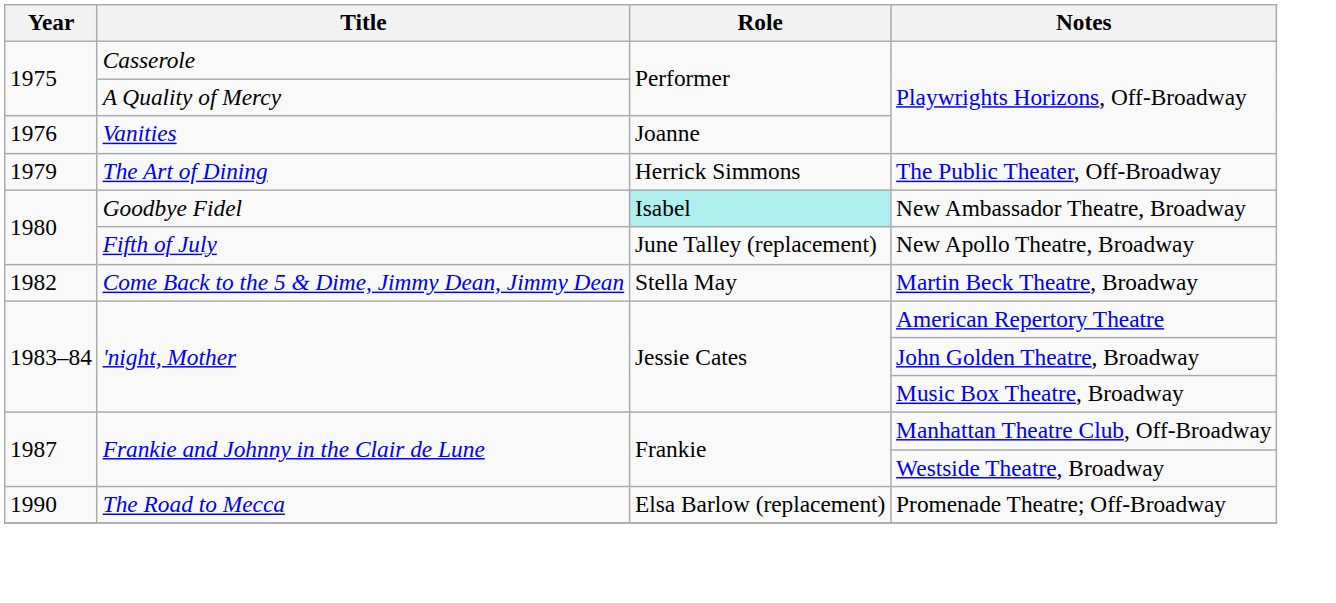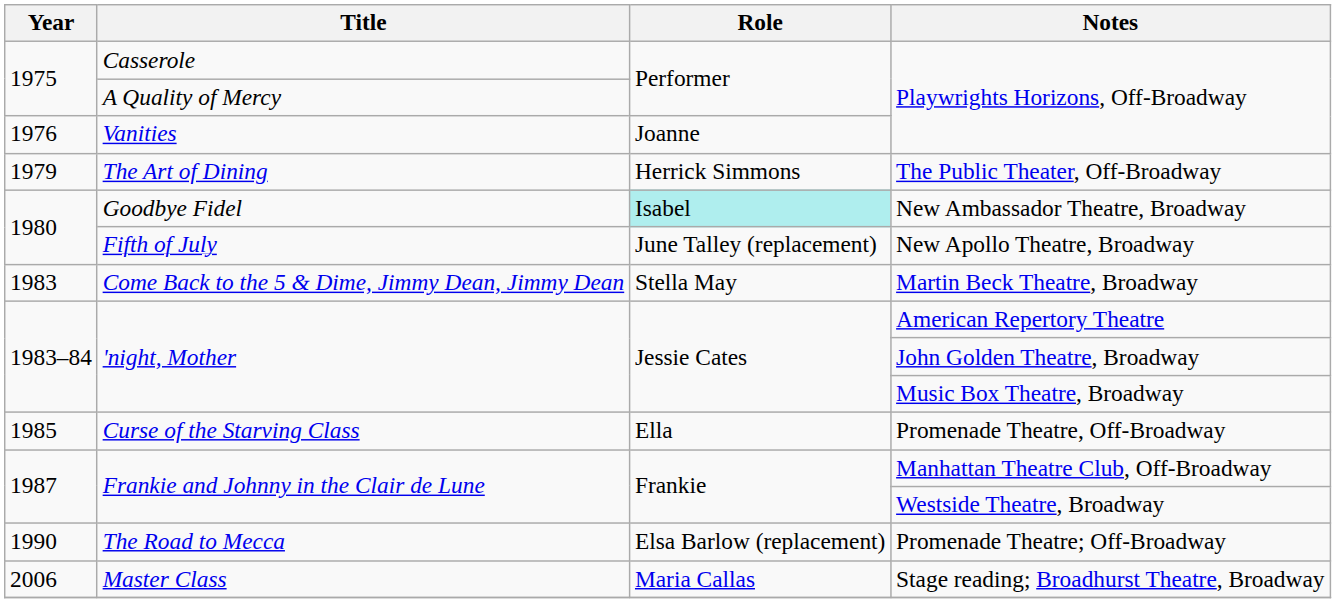(33, 282) 1982 -> (33, 282) 1983
+ row: (231, 430)
+ row: (165, 578)
